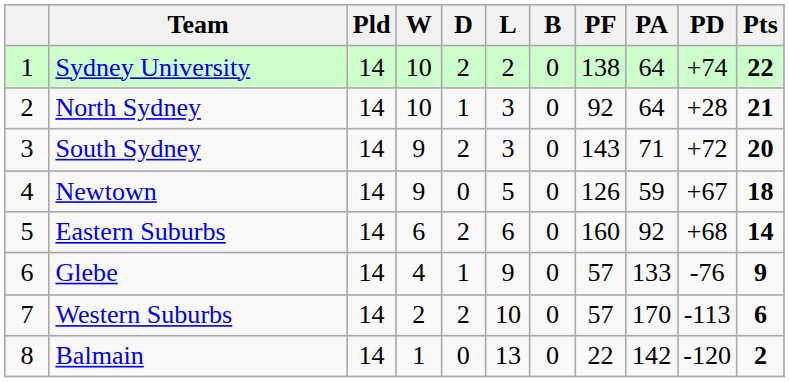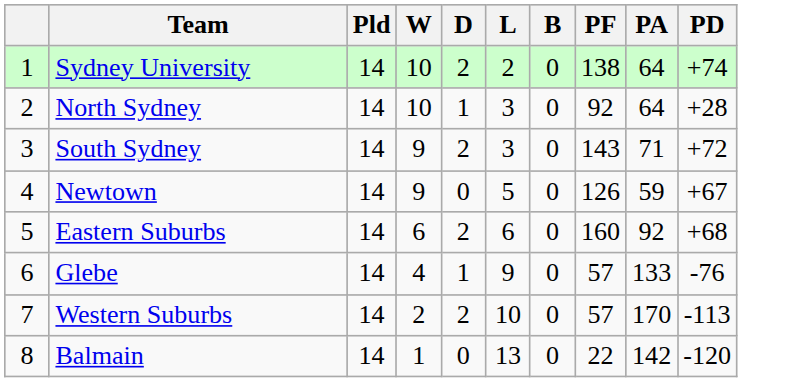- column: (760, 25)
